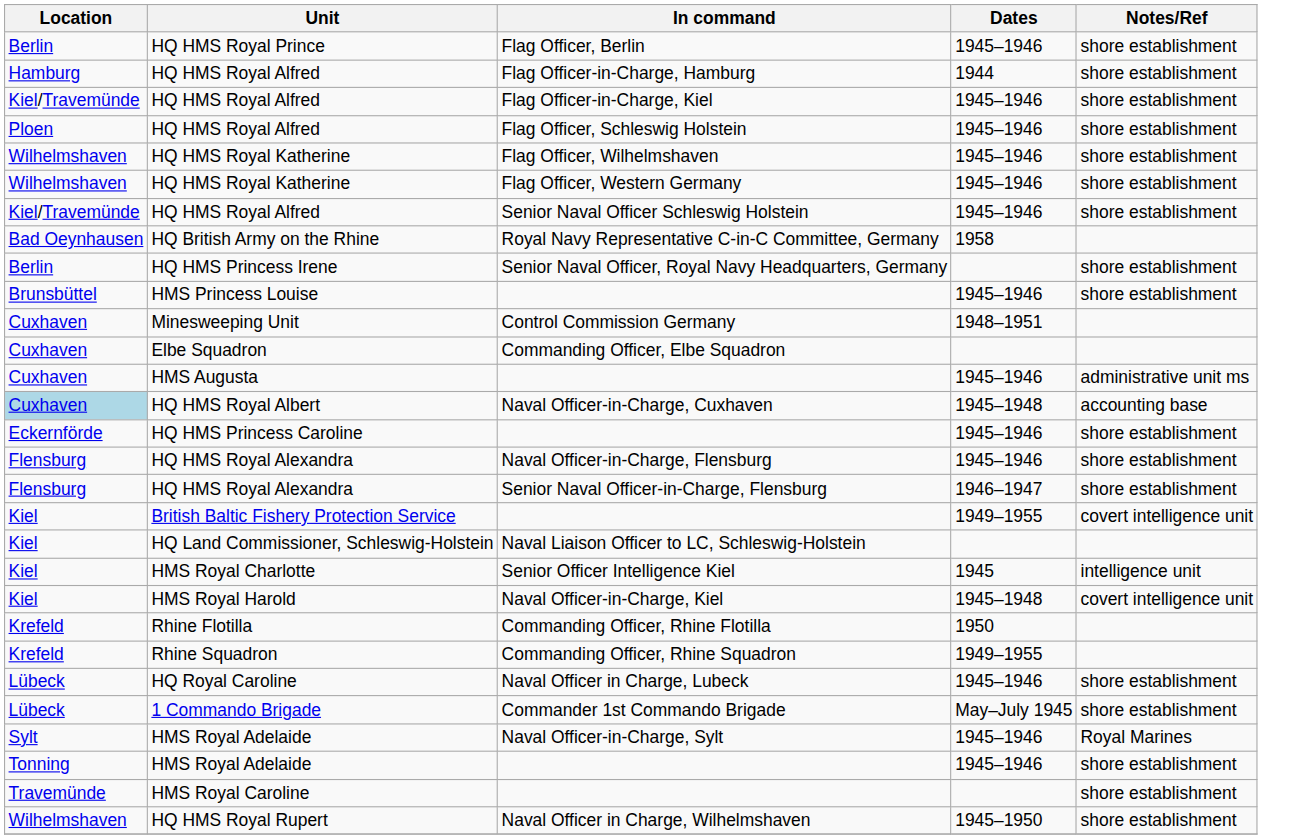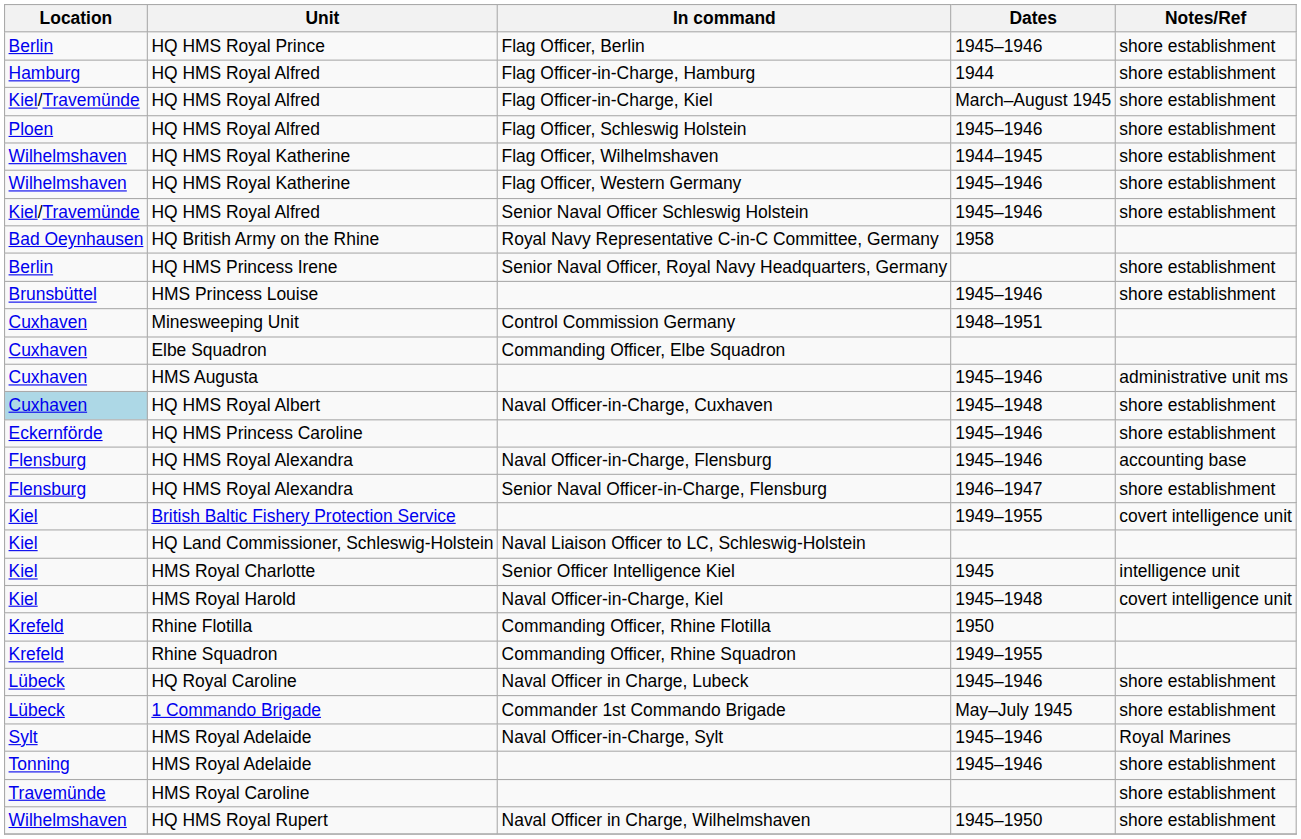(999, 101) 1945–1946 -> (1033, 101) March–August 1945
(999, 156) 1945–1946 -> (999, 156) 1944–1945
(1144, 405) accounting base -> (1197, 405) shore establishment
(1159, 460) shore establishment -> (1183, 460) accounting base
